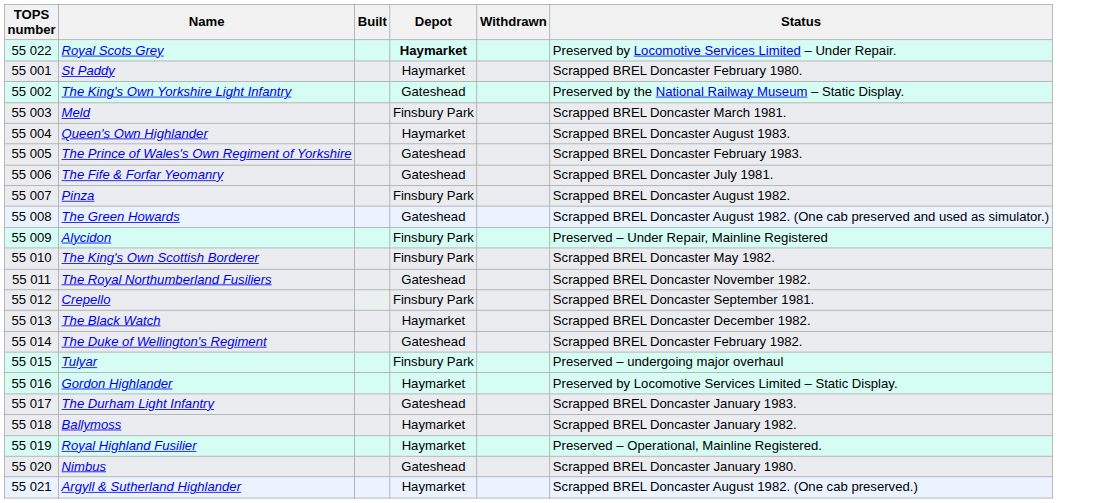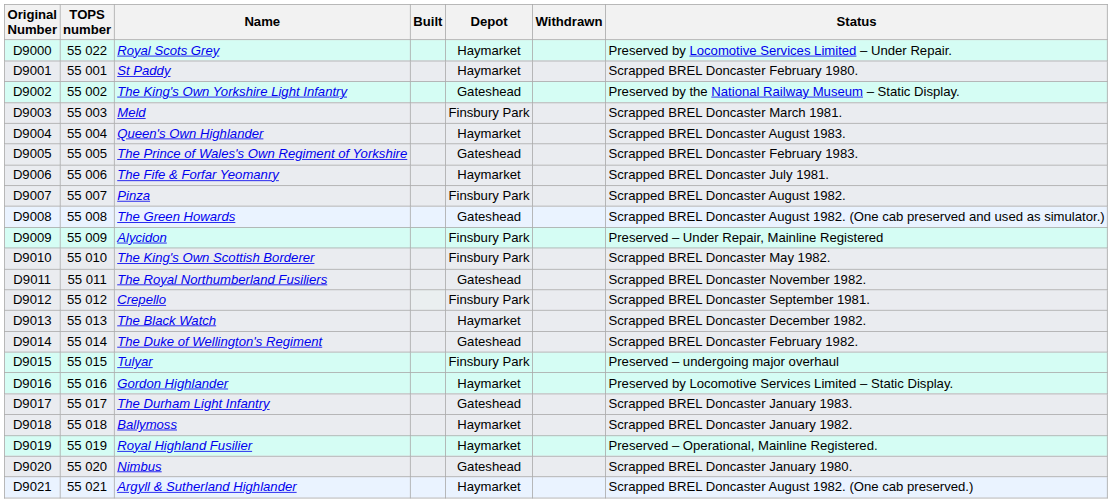+ column: (32, 22)
(433, 50) bold -> (489, 50) normal
(433, 175) Gateshead -> (489, 175) Haymarket
